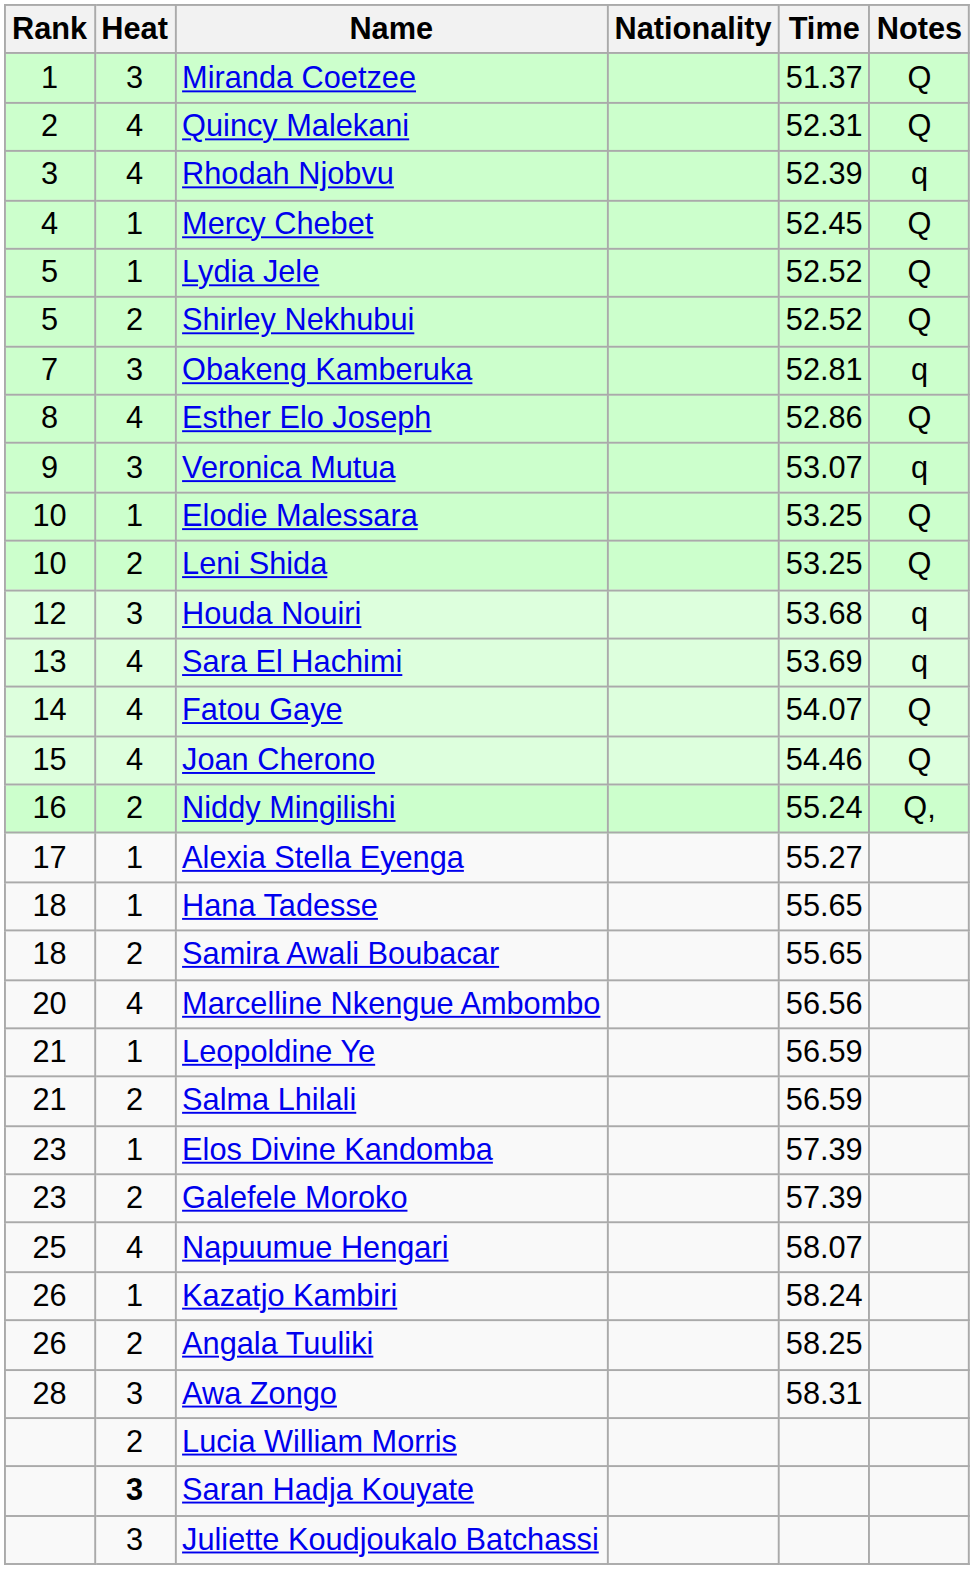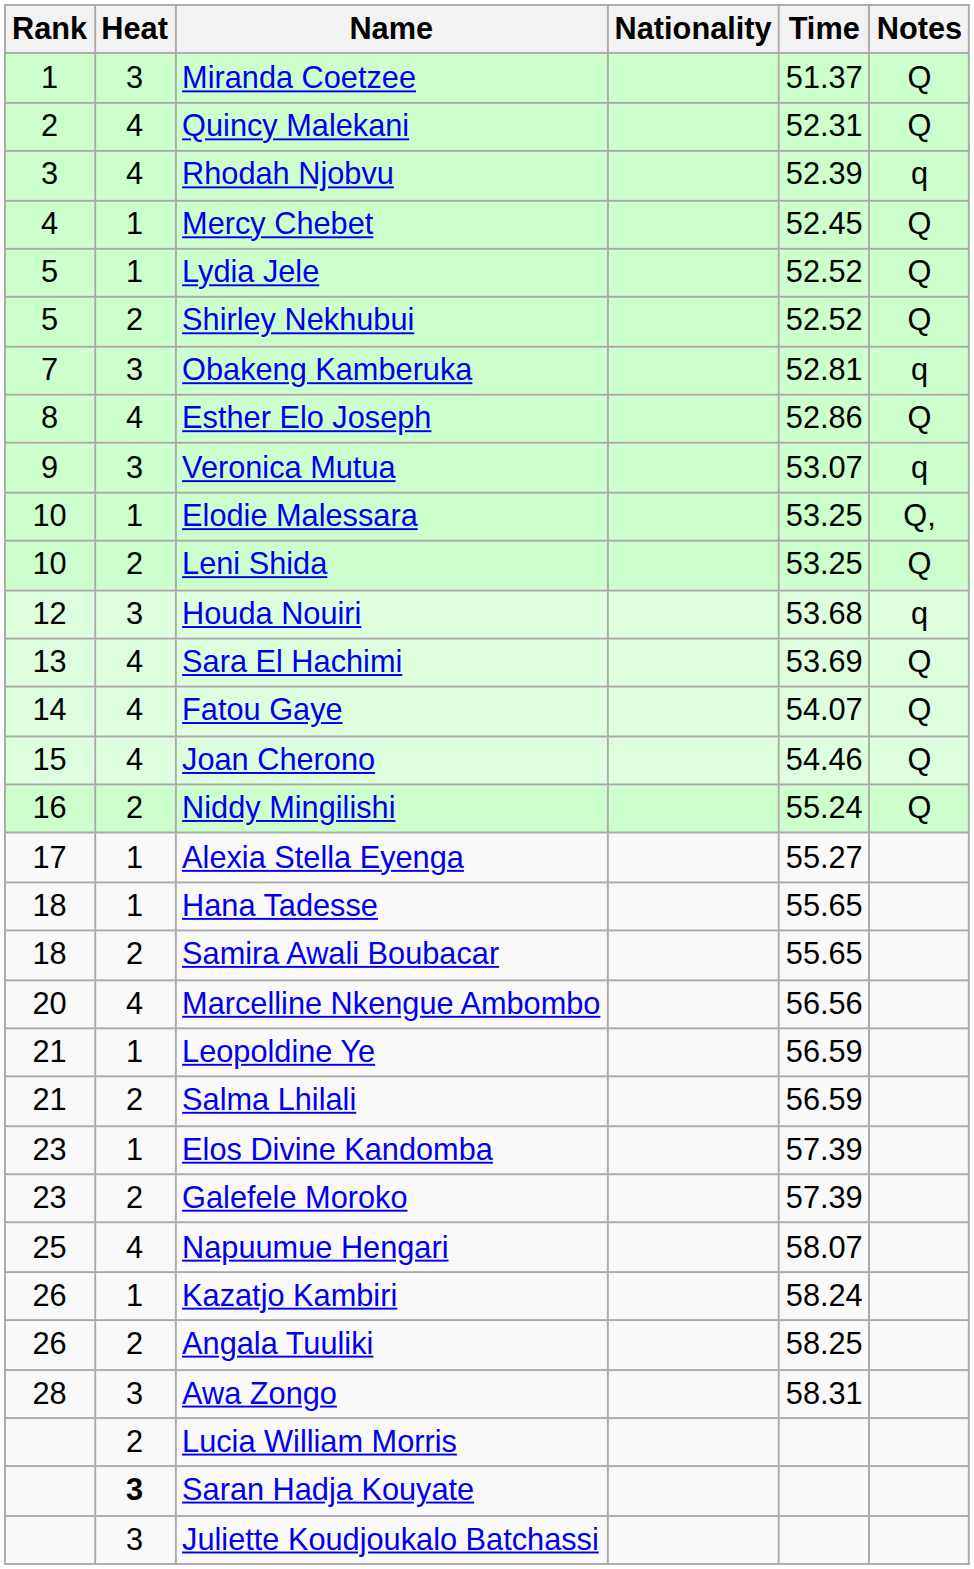(920, 516) Q -> (920, 516) Q,
(920, 662) q -> (920, 662) Q
(920, 808) Q, -> (920, 808) Q
